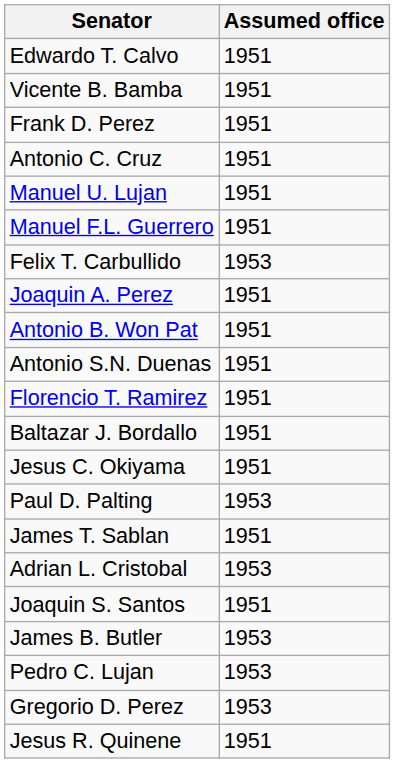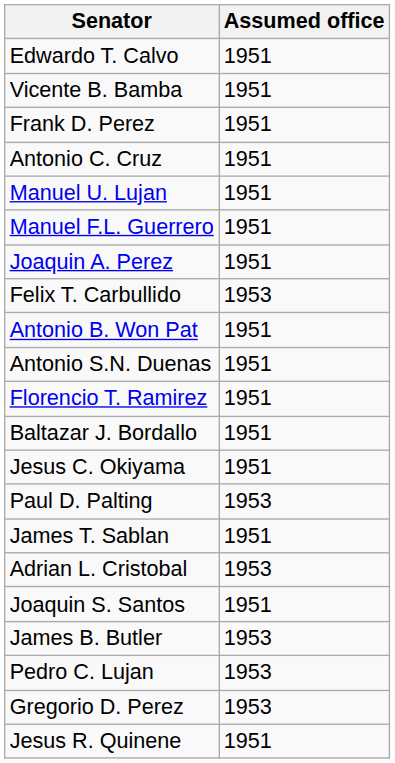rows swapped: (95, 261) <-> (91, 295)
